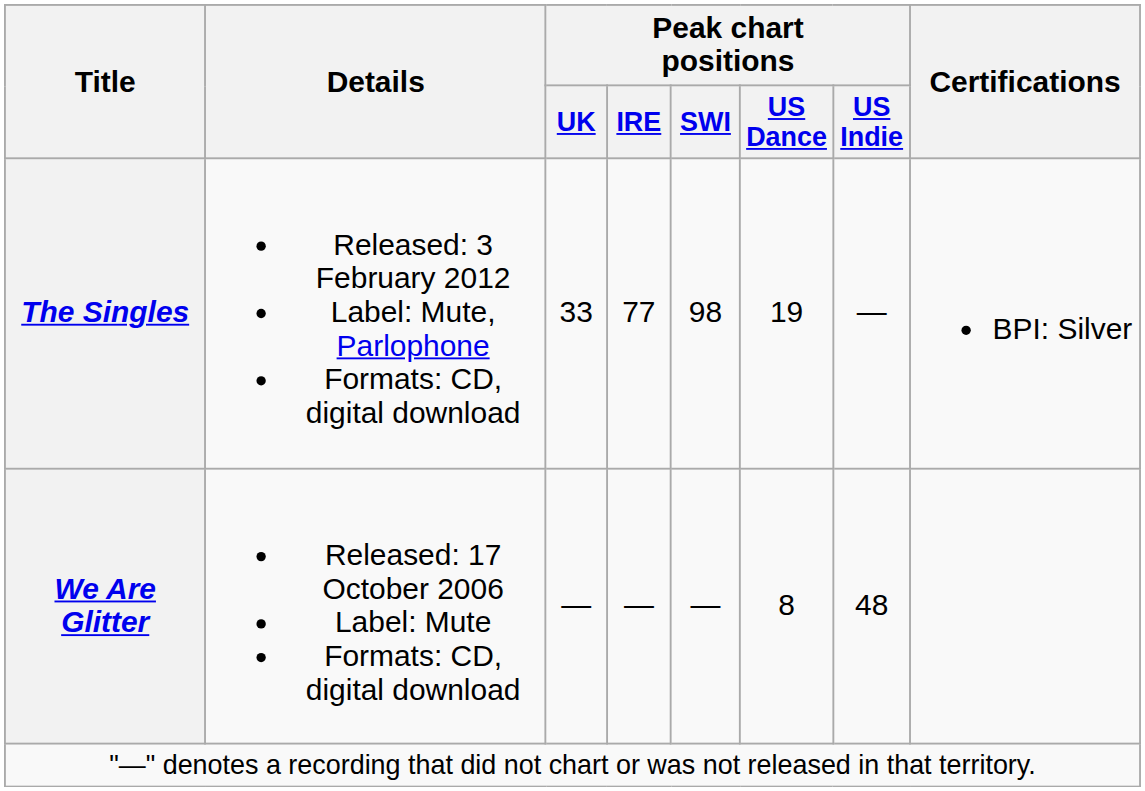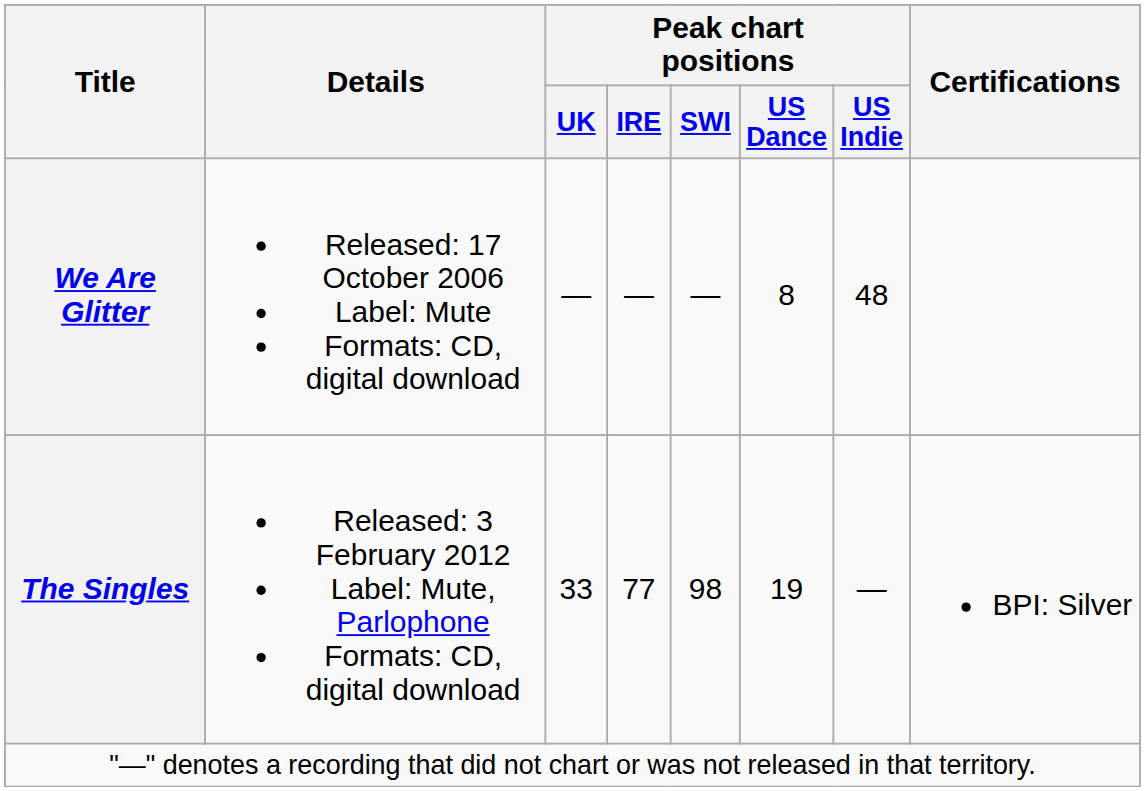rows swapped: (105, 605) <-> (105, 312)
